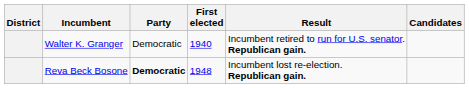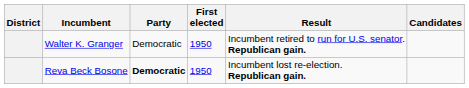(201, 44) 1940 -> (201, 44) 1950
(201, 70) 1948 -> (201, 70) 1950
